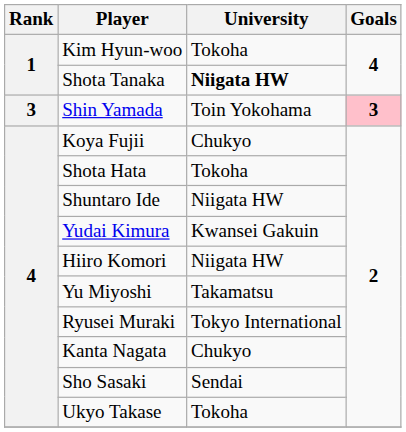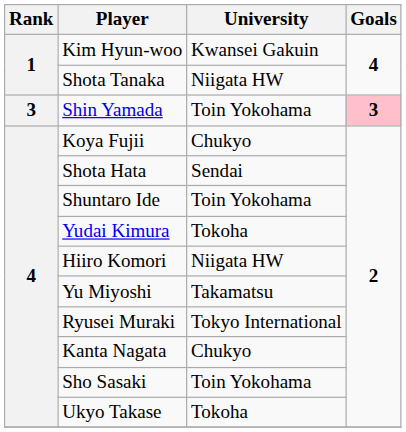(219, 49) Tokoha -> (255, 49) Kwansei Gakuin
(240, 79) bold -> (237, 79) normal
(219, 170) Tokoha -> (217, 170) Sendai
(237, 200) Niigata HW -> (251, 200) Toin Yokohama
(255, 230) Kwansei Gakuin -> (219, 230) Tokoha
(217, 381) Sendai -> (251, 381) Toin Yokohama
